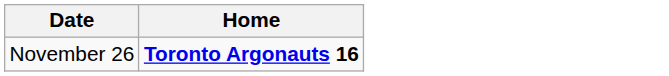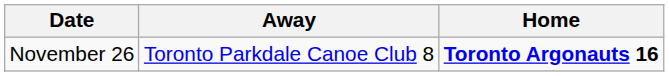+ column: (289, 20)
